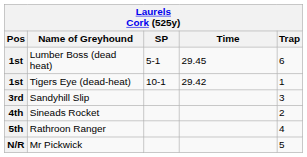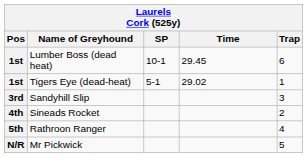(153, 60) 5-1 -> (156, 60) 10-1
(156, 81) 10-1 -> (153, 81) 5-1
(194, 81) 29.42 -> (194, 81) 29.02
